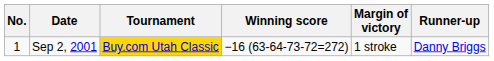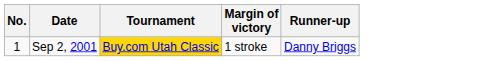- column: (286, 21)
